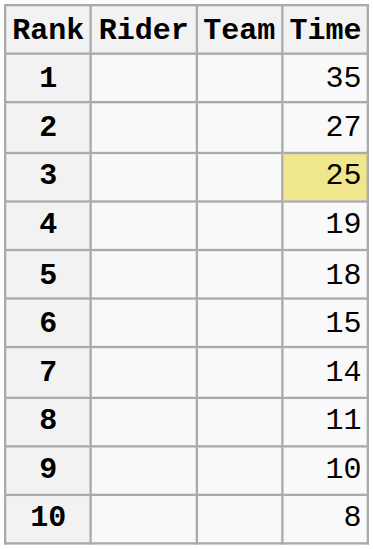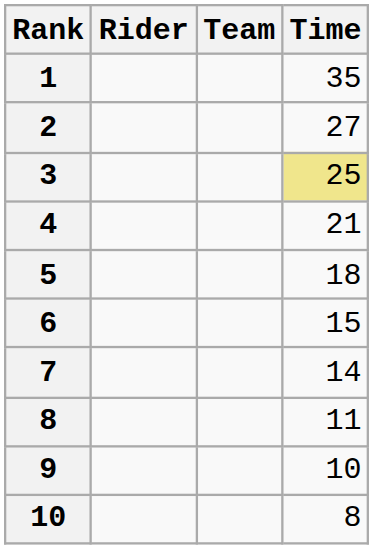(344, 225) 19 -> (344, 225) 21
